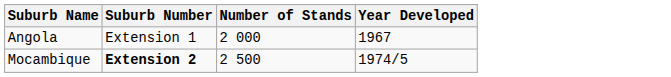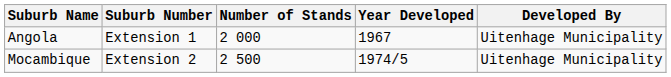+ column: (572, 16)
(151, 61) bold -> (151, 61) normal
